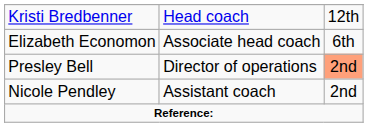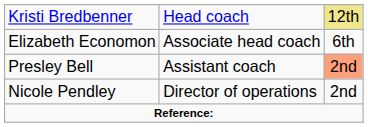(343, 17) no background -> (343, 17) khaki background
(240, 66) Director of operations -> (219, 66) Assistant coach
(219, 91) Assistant coach -> (240, 91) Director of operations
